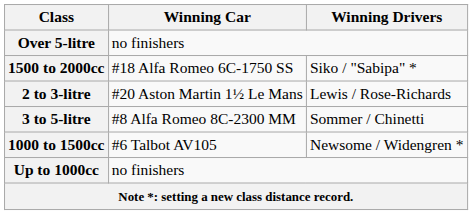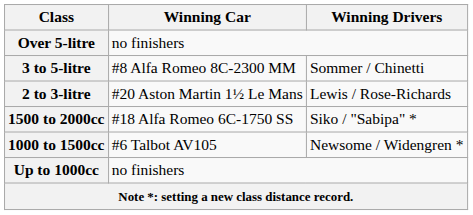rows swapped: (56, 119) <-> (56, 68)
